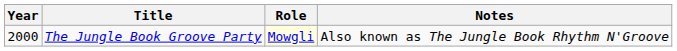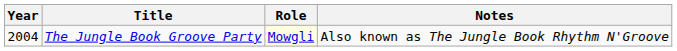(23, 36) 2000 -> (23, 36) 2004
